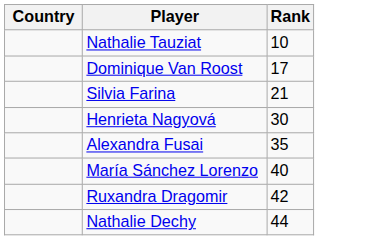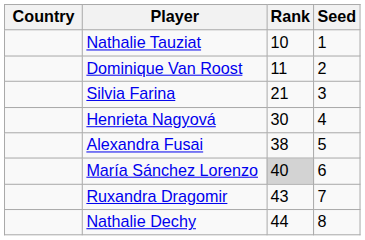+ column: (337, 17)
(280, 68) 17 -> (279, 68) 11
(280, 145) 35 -> (280, 145) 38
(280, 171) no background -> (280, 171) lightgrey background
(280, 196) 42 -> (280, 196) 43
